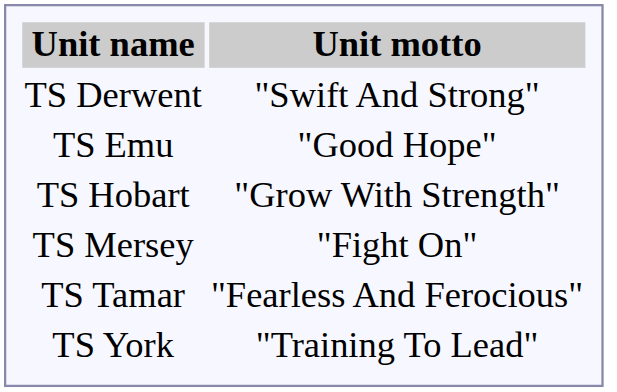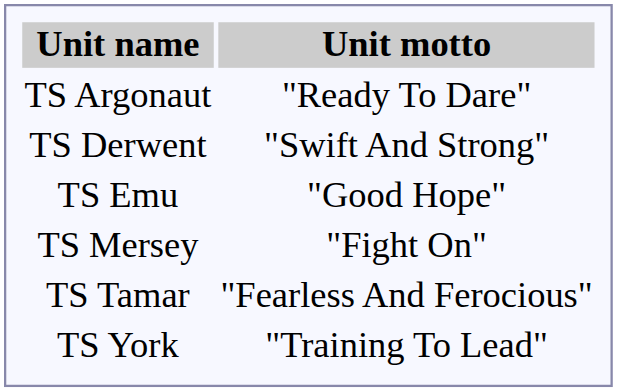+ row: (118, 94)
- row: (113, 194)
